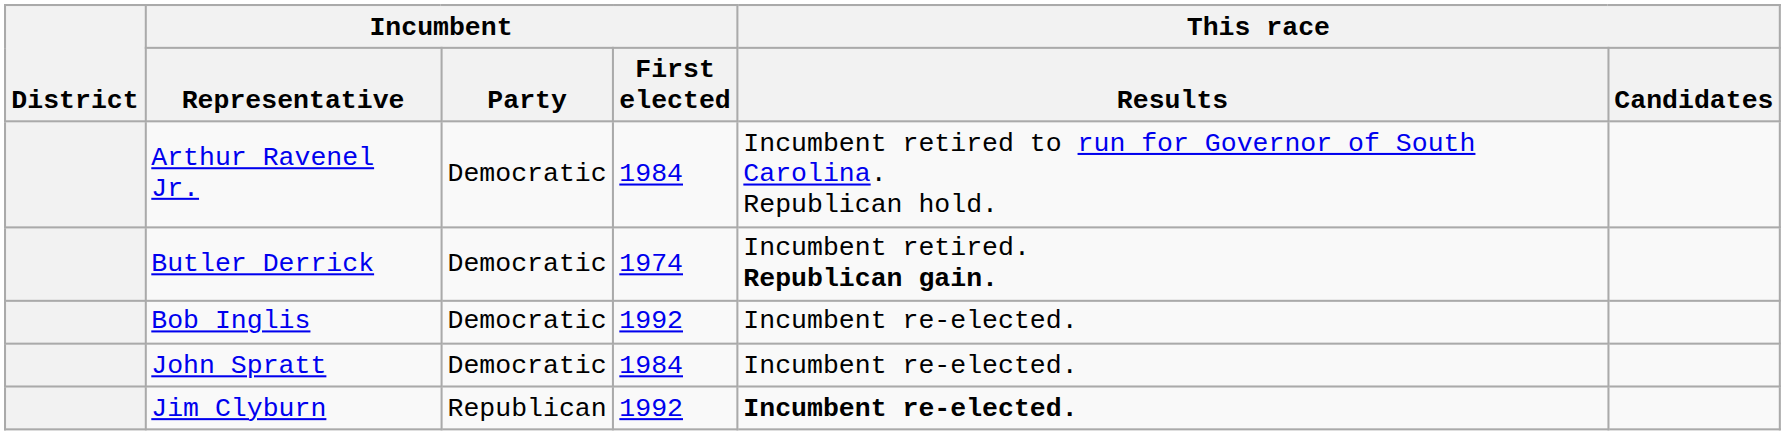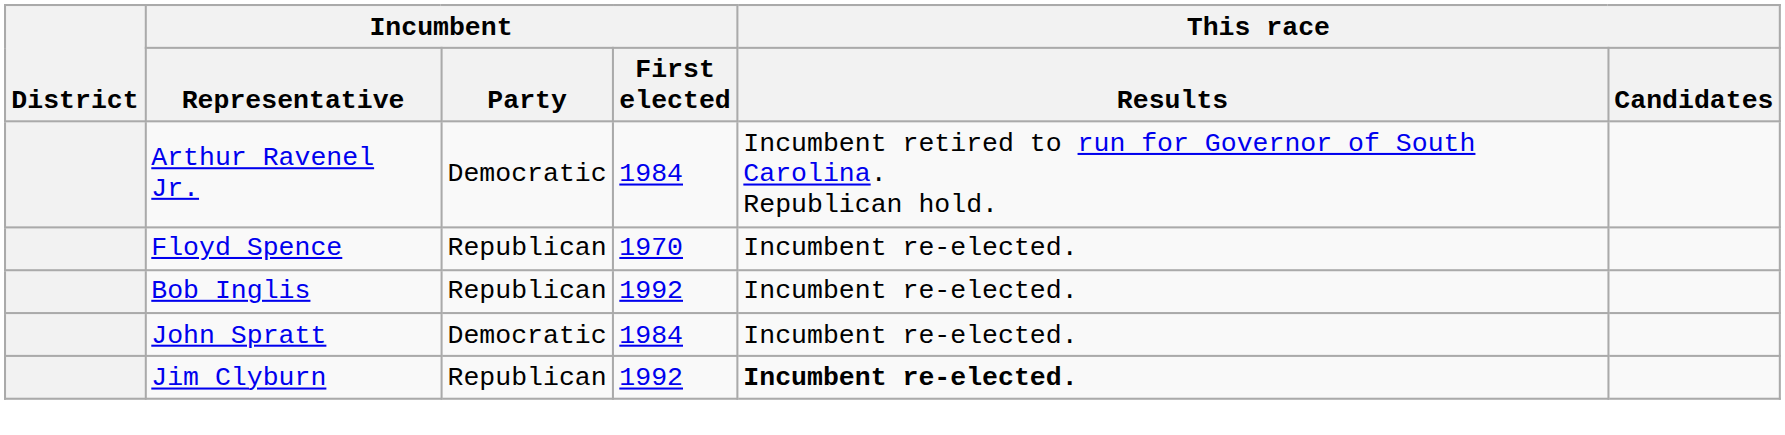+ row: (247, 248)
- row: (263, 263)
(527, 322) Democratic -> (527, 291) Republican
